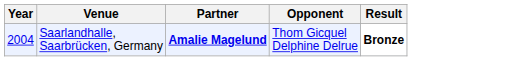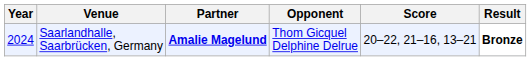+ column: (420, 14)
(21, 40) 2004 -> (21, 40) 2024
